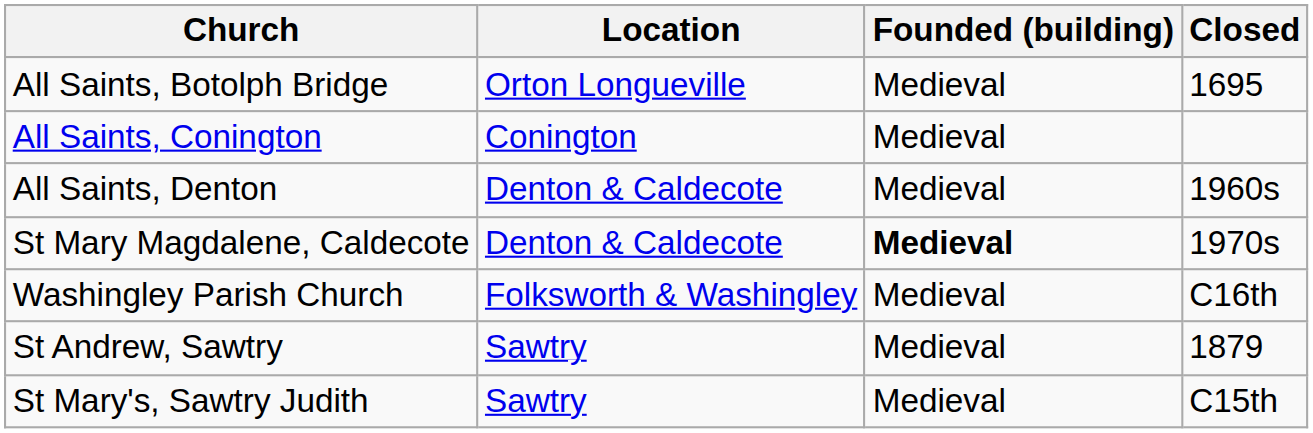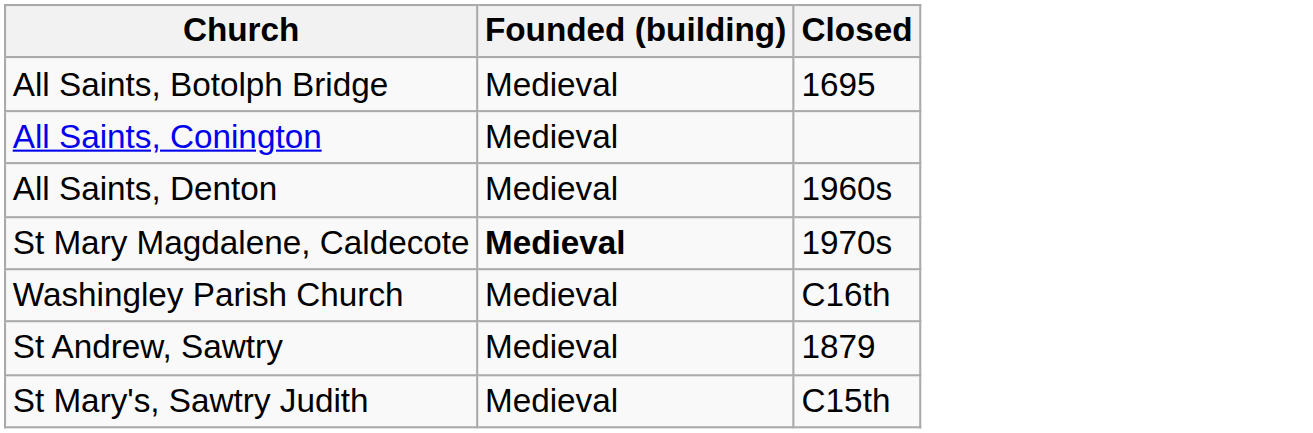- column: (671, 30)
